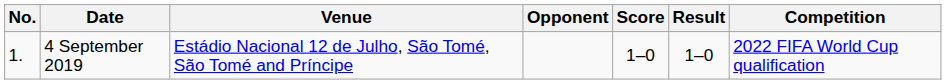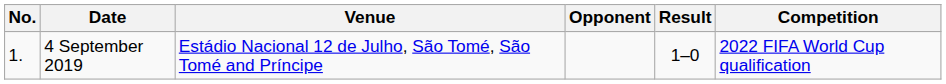- column: (640, 18)
